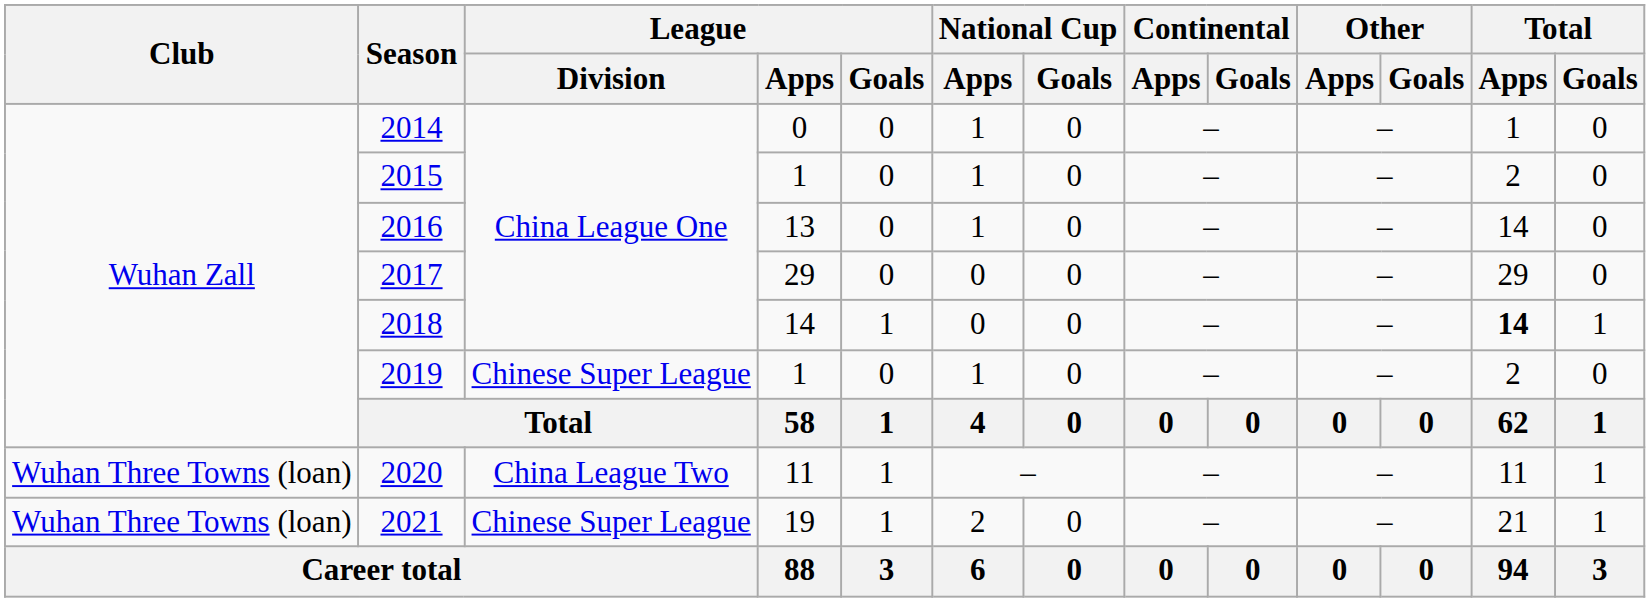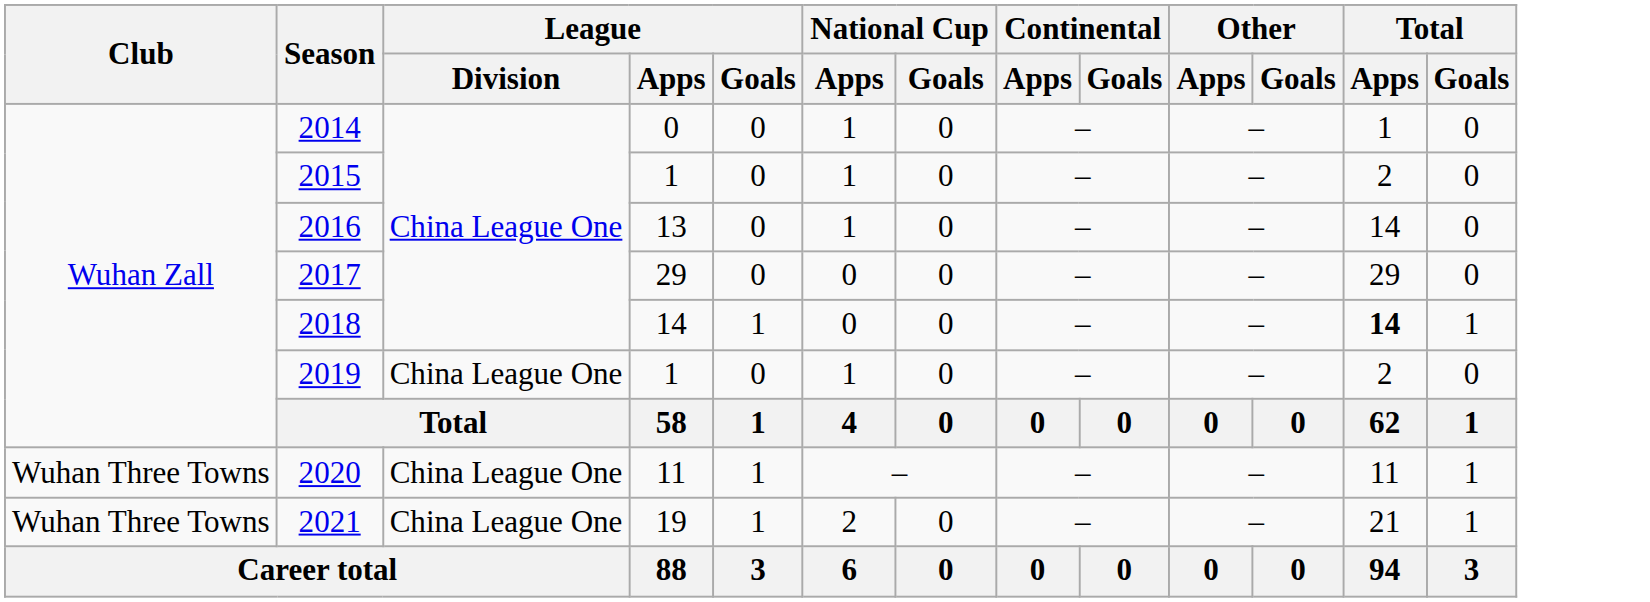(611, 373) Chinese Super League -> (506, 373) China League One
(182, 472) Wuhan Three Towns (loan) -> (141, 472) Wuhan Three Towns
(611, 472) China League Two -> (506, 472) China League One
(182, 521) Wuhan Three Towns (loan) -> (141, 521) Wuhan Three Towns
(611, 521) Chinese Super League -> (506, 521) China League One
